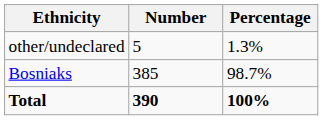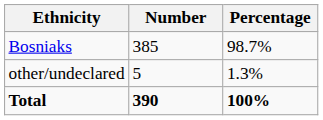rows swapped: (40, 73) <-> (67, 45)
